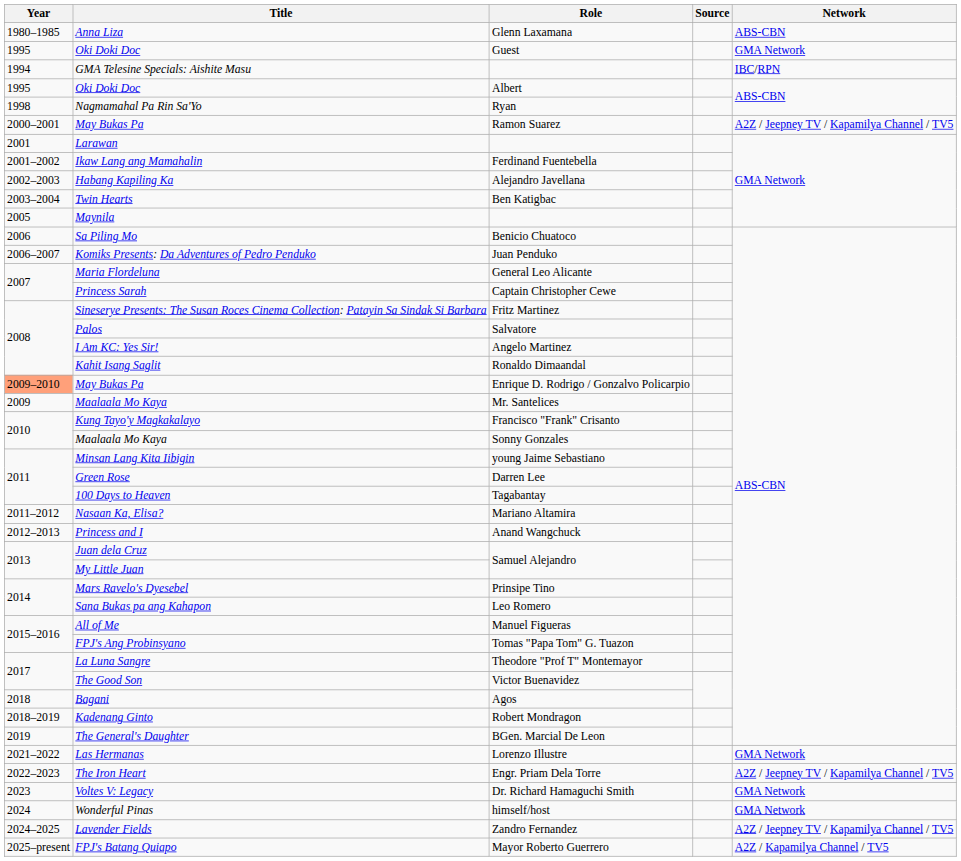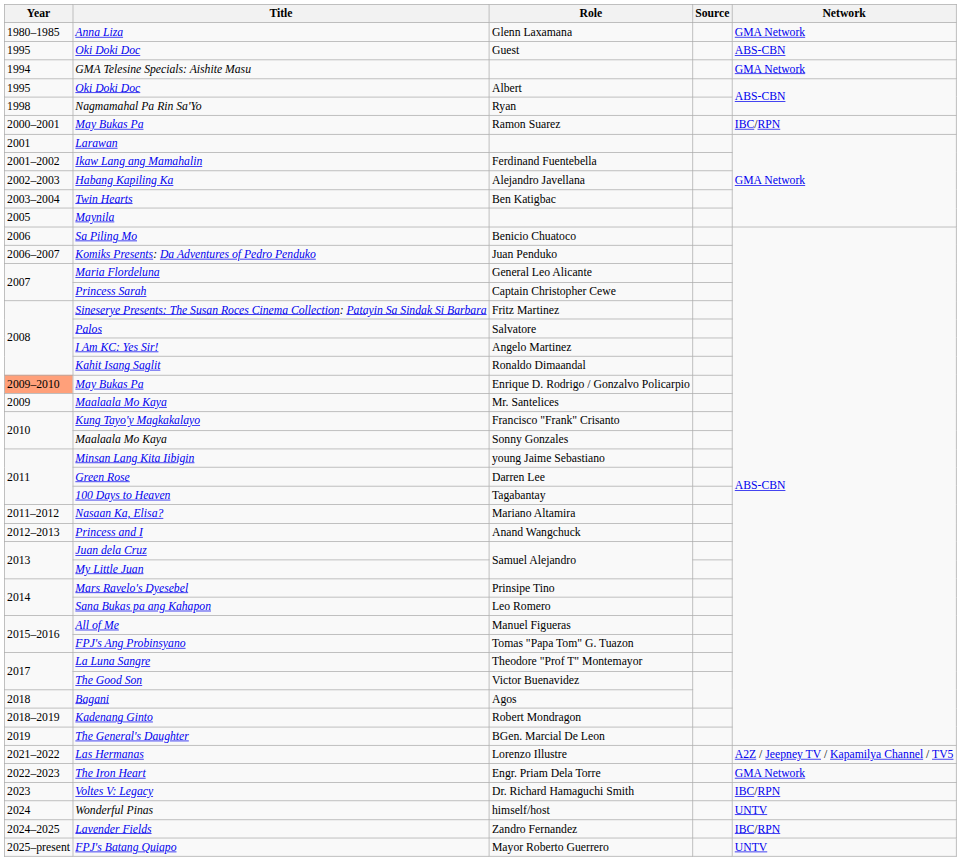(760, 32) ABS-CBN -> (770, 32) GMA Network
(770, 50) GMA Network -> (760, 50) ABS-CBN
(758, 69) IBC/RPN -> (770, 69) GMA Network
(844, 124) A2Z / Jeepney TV / Kapamilya Channel / TV5 -> (758, 124) IBC/RPN
(770, 754) GMA Network -> (844, 754) A2Z / Jeepney TV / Kapamilya Channel / TV5
(844, 773) A2Z / Jeepney TV / Kapamilya Channel / TV5 -> (770, 773) GMA Network
(770, 791) GMA Network -> (758, 791) IBC/RPN
(770, 810) GMA Network -> (751, 810) UNTV
(844, 828) A2Z / Jeepney TV / Kapamilya Channel / TV5 -> (758, 828) IBC/RPN
(812, 847) A2Z / Kapamilya Channel / TV5 -> (751, 847) UNTV
